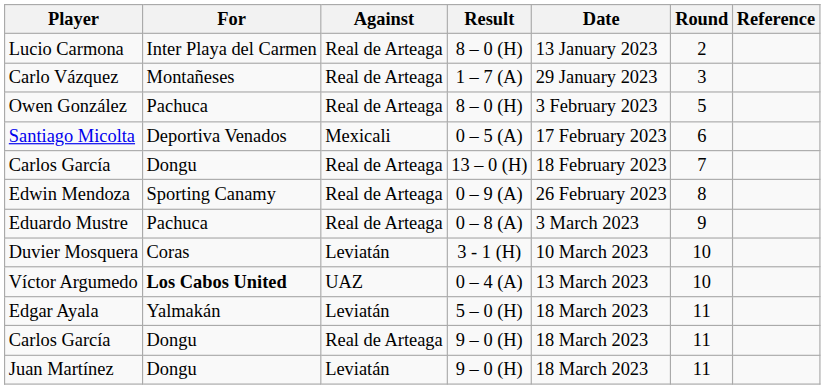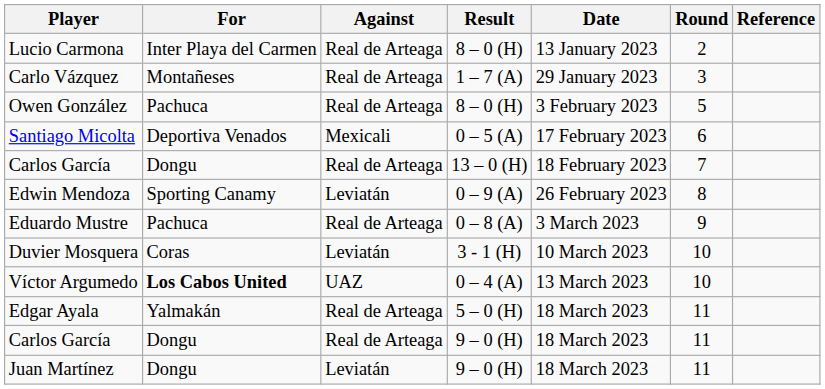(384, 194) Real de Arteaga -> (357, 194) Leviatán
(357, 310) Leviatán -> (384, 310) Real de Arteaga
